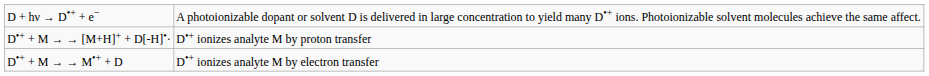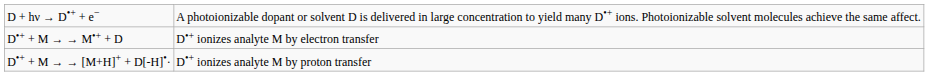rows swapped: (89, 37) <-> (65, 60)
